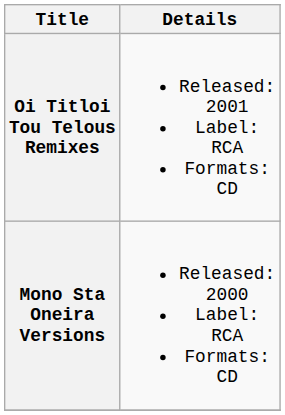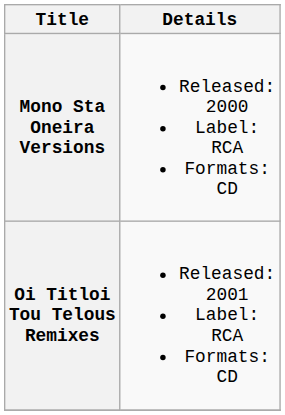rows swapped: (62, 316) <-> (62, 128)
